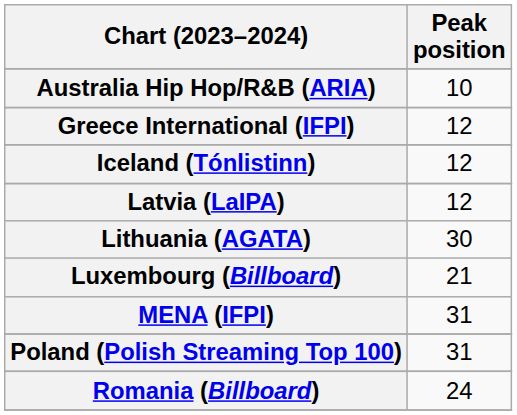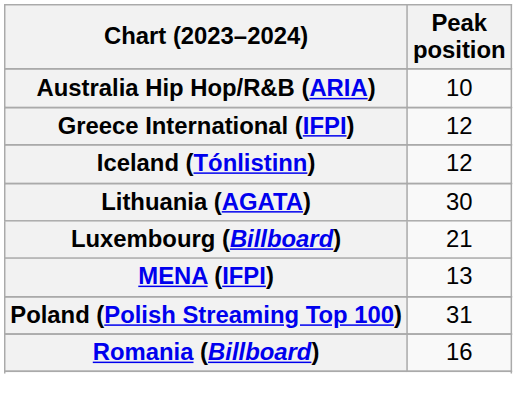- row: (206, 201)
(459, 314) 31 -> (459, 277) 13
(459, 390) 24 -> (459, 352) 16
